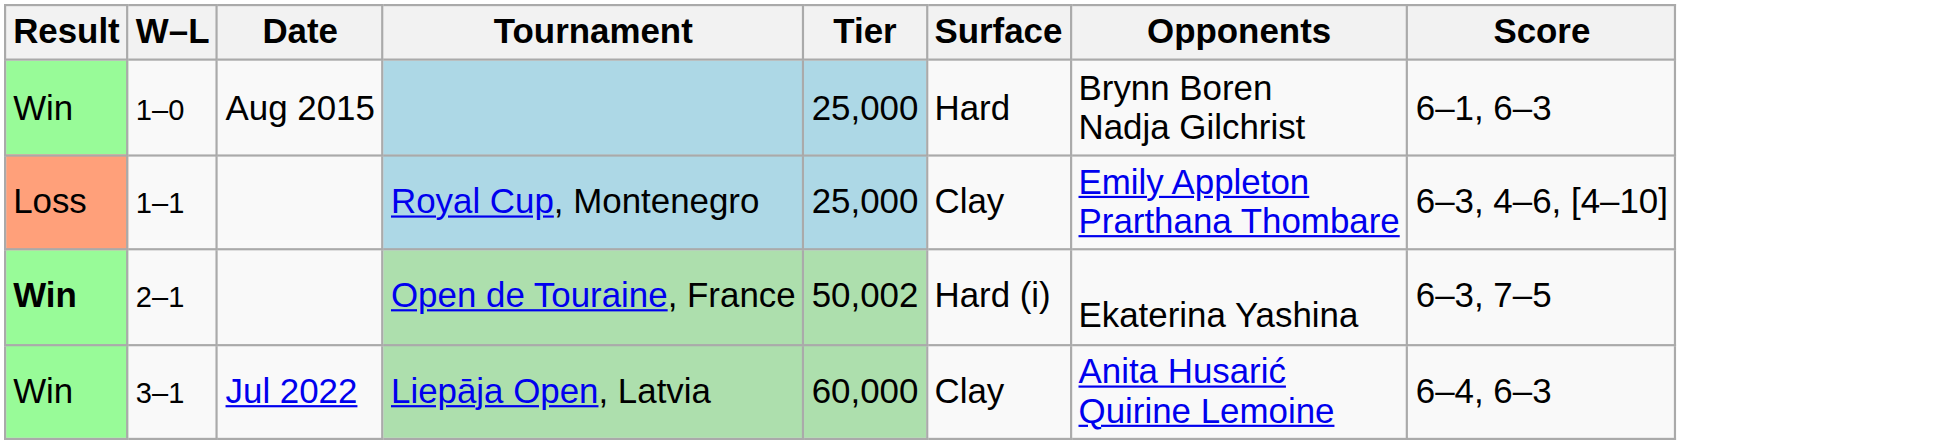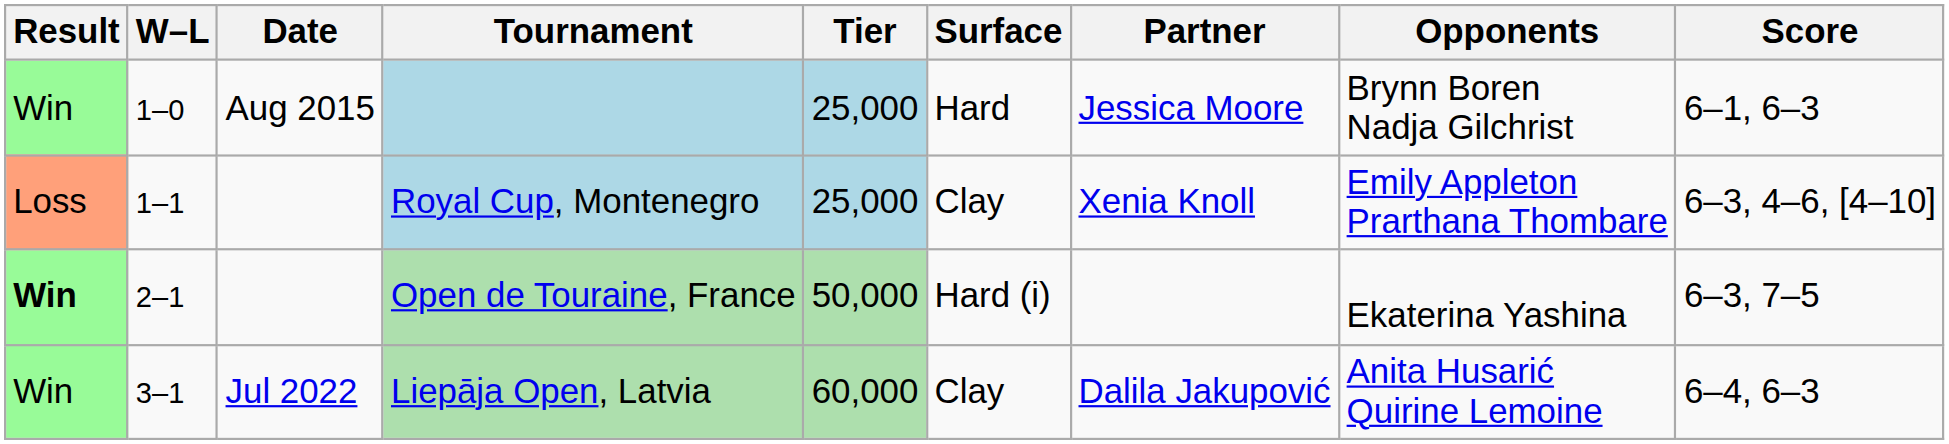+ column: (1204, 32)
(865, 296) 50,002 -> (865, 296) 50,000
